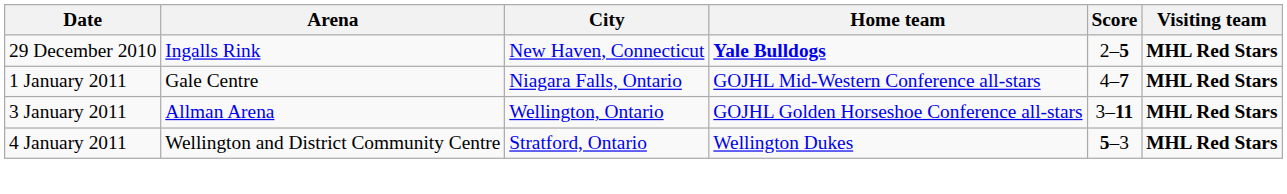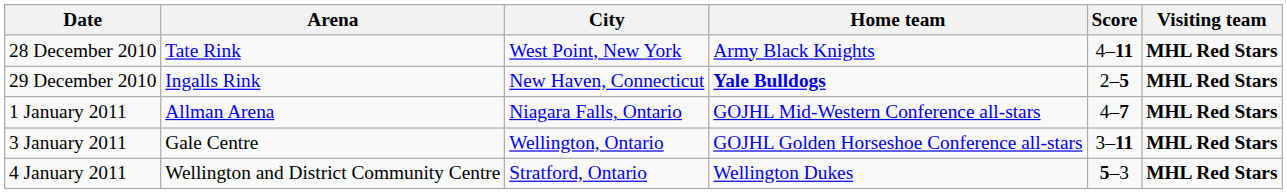+ row: (83, 50)
(212, 81) Gale Centre -> (220, 111) Allman Arena
(220, 111) Allman Arena -> (212, 142) Gale Centre
